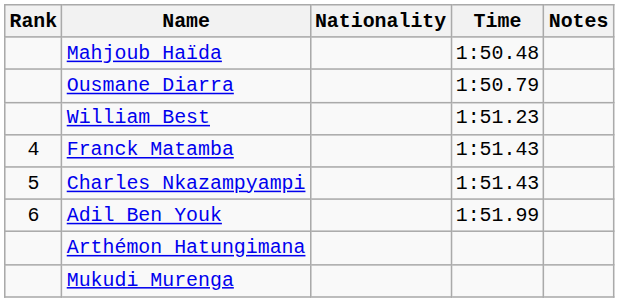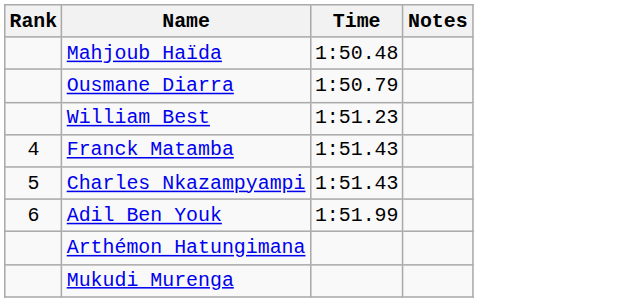- column: (381, 21)
